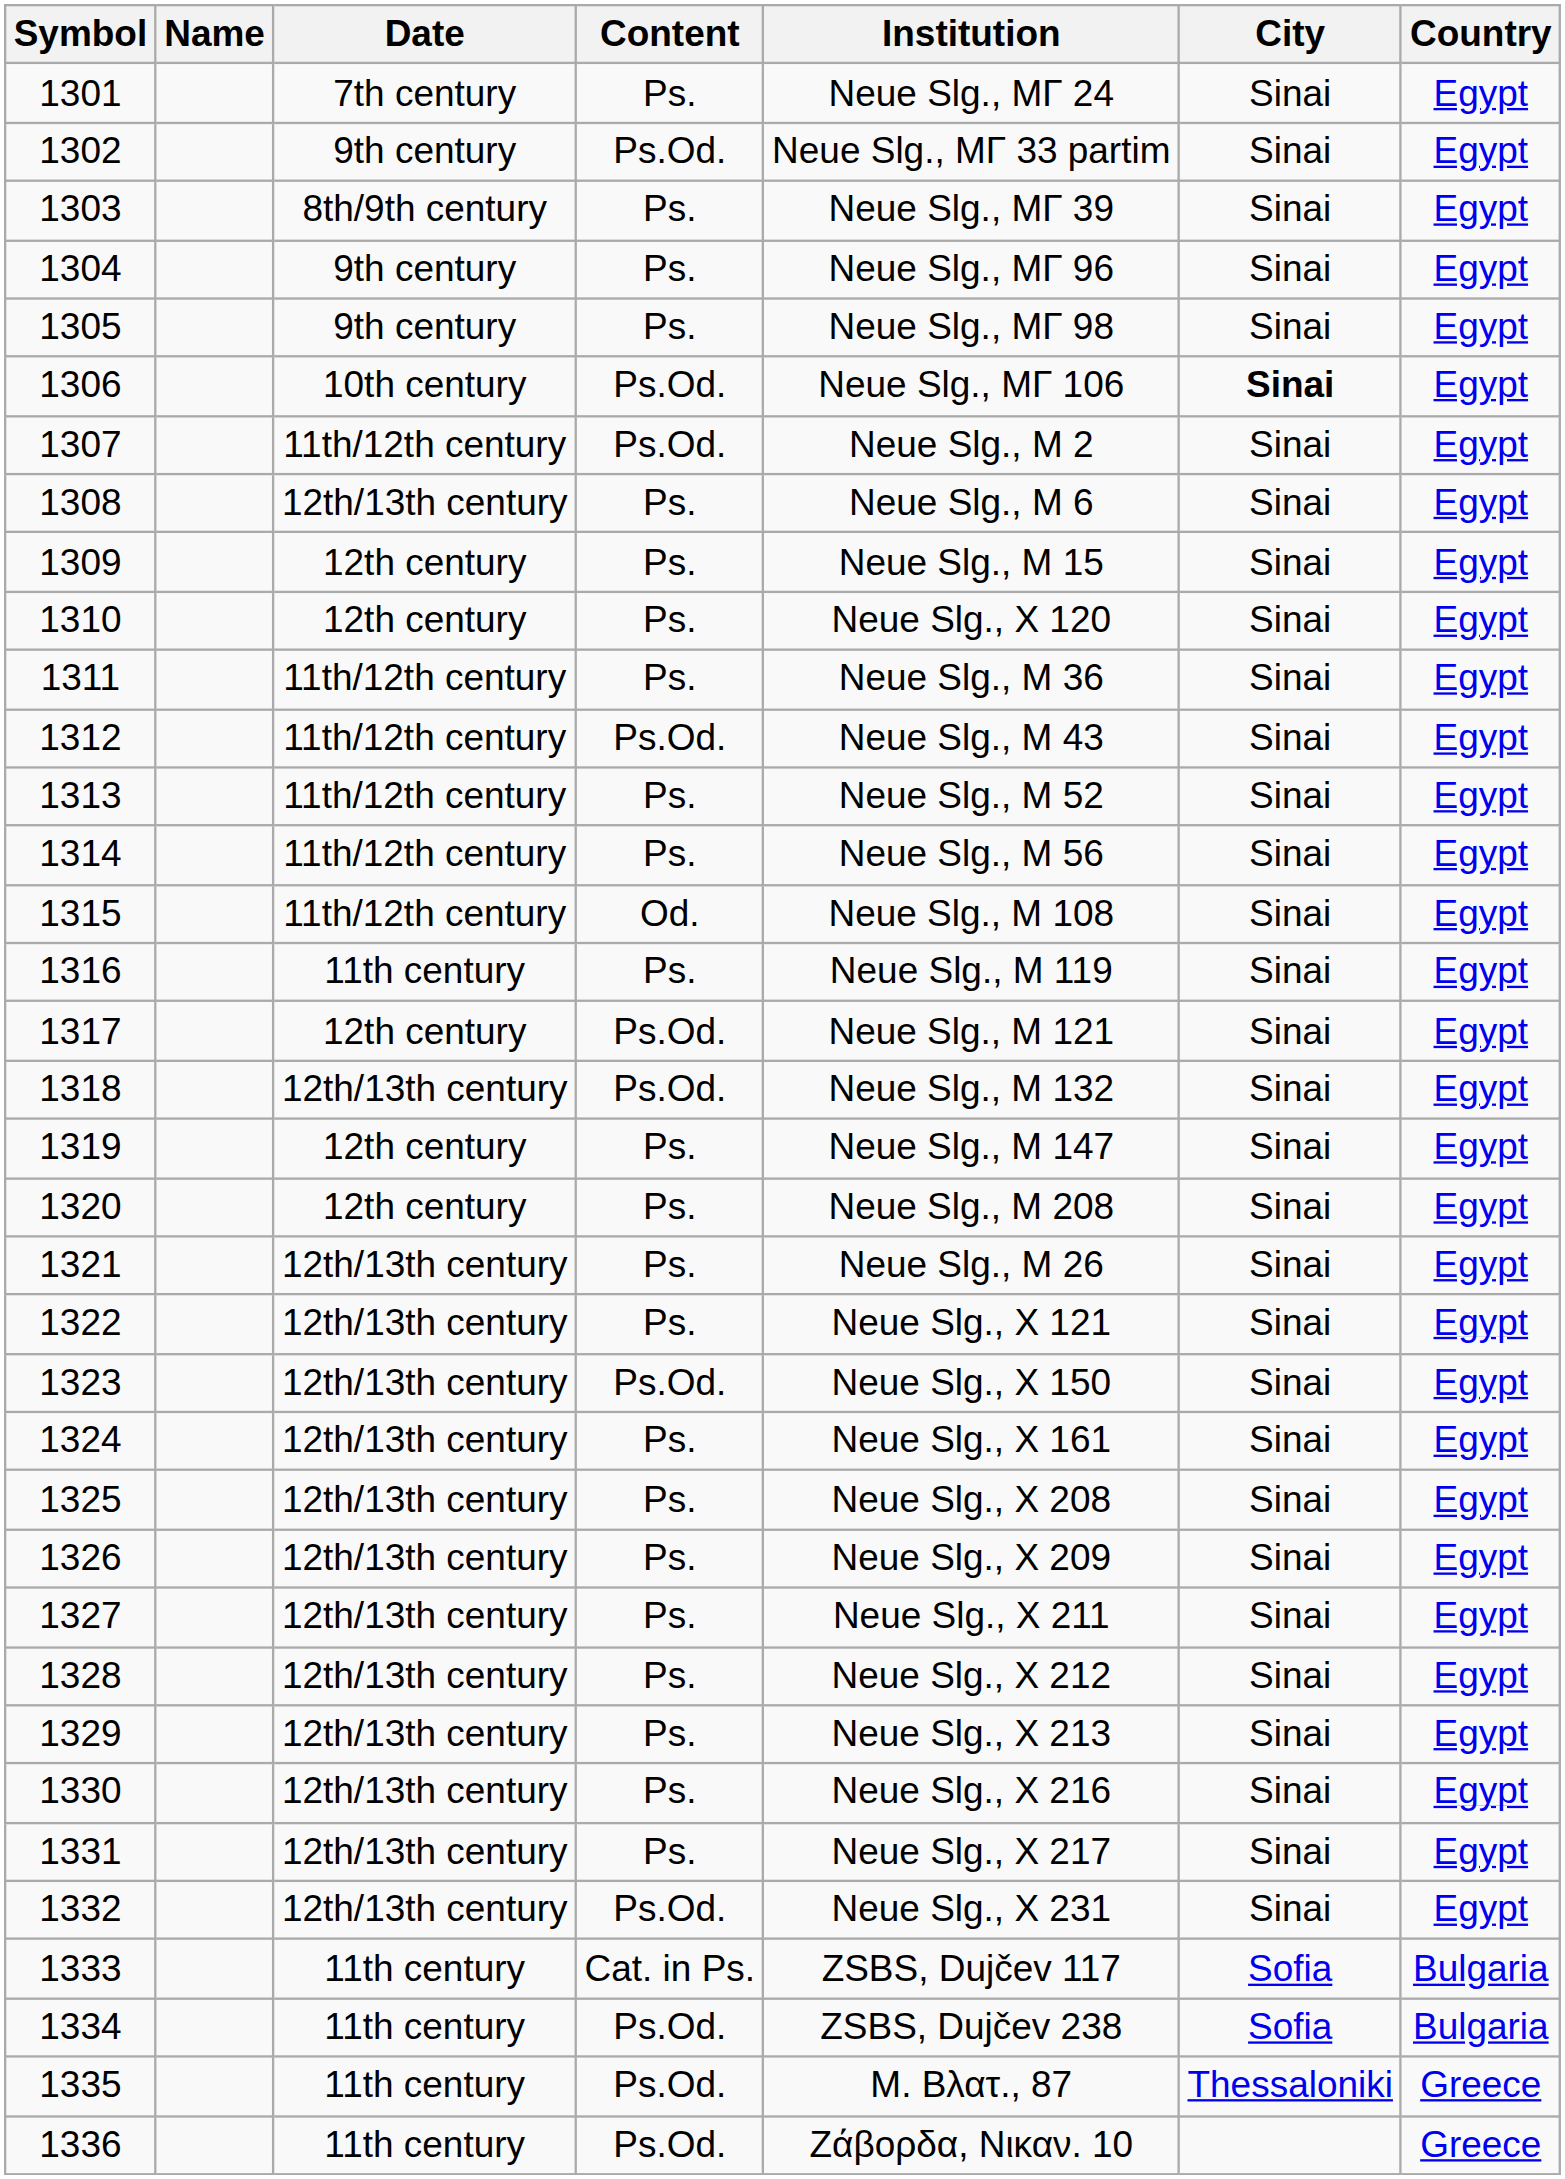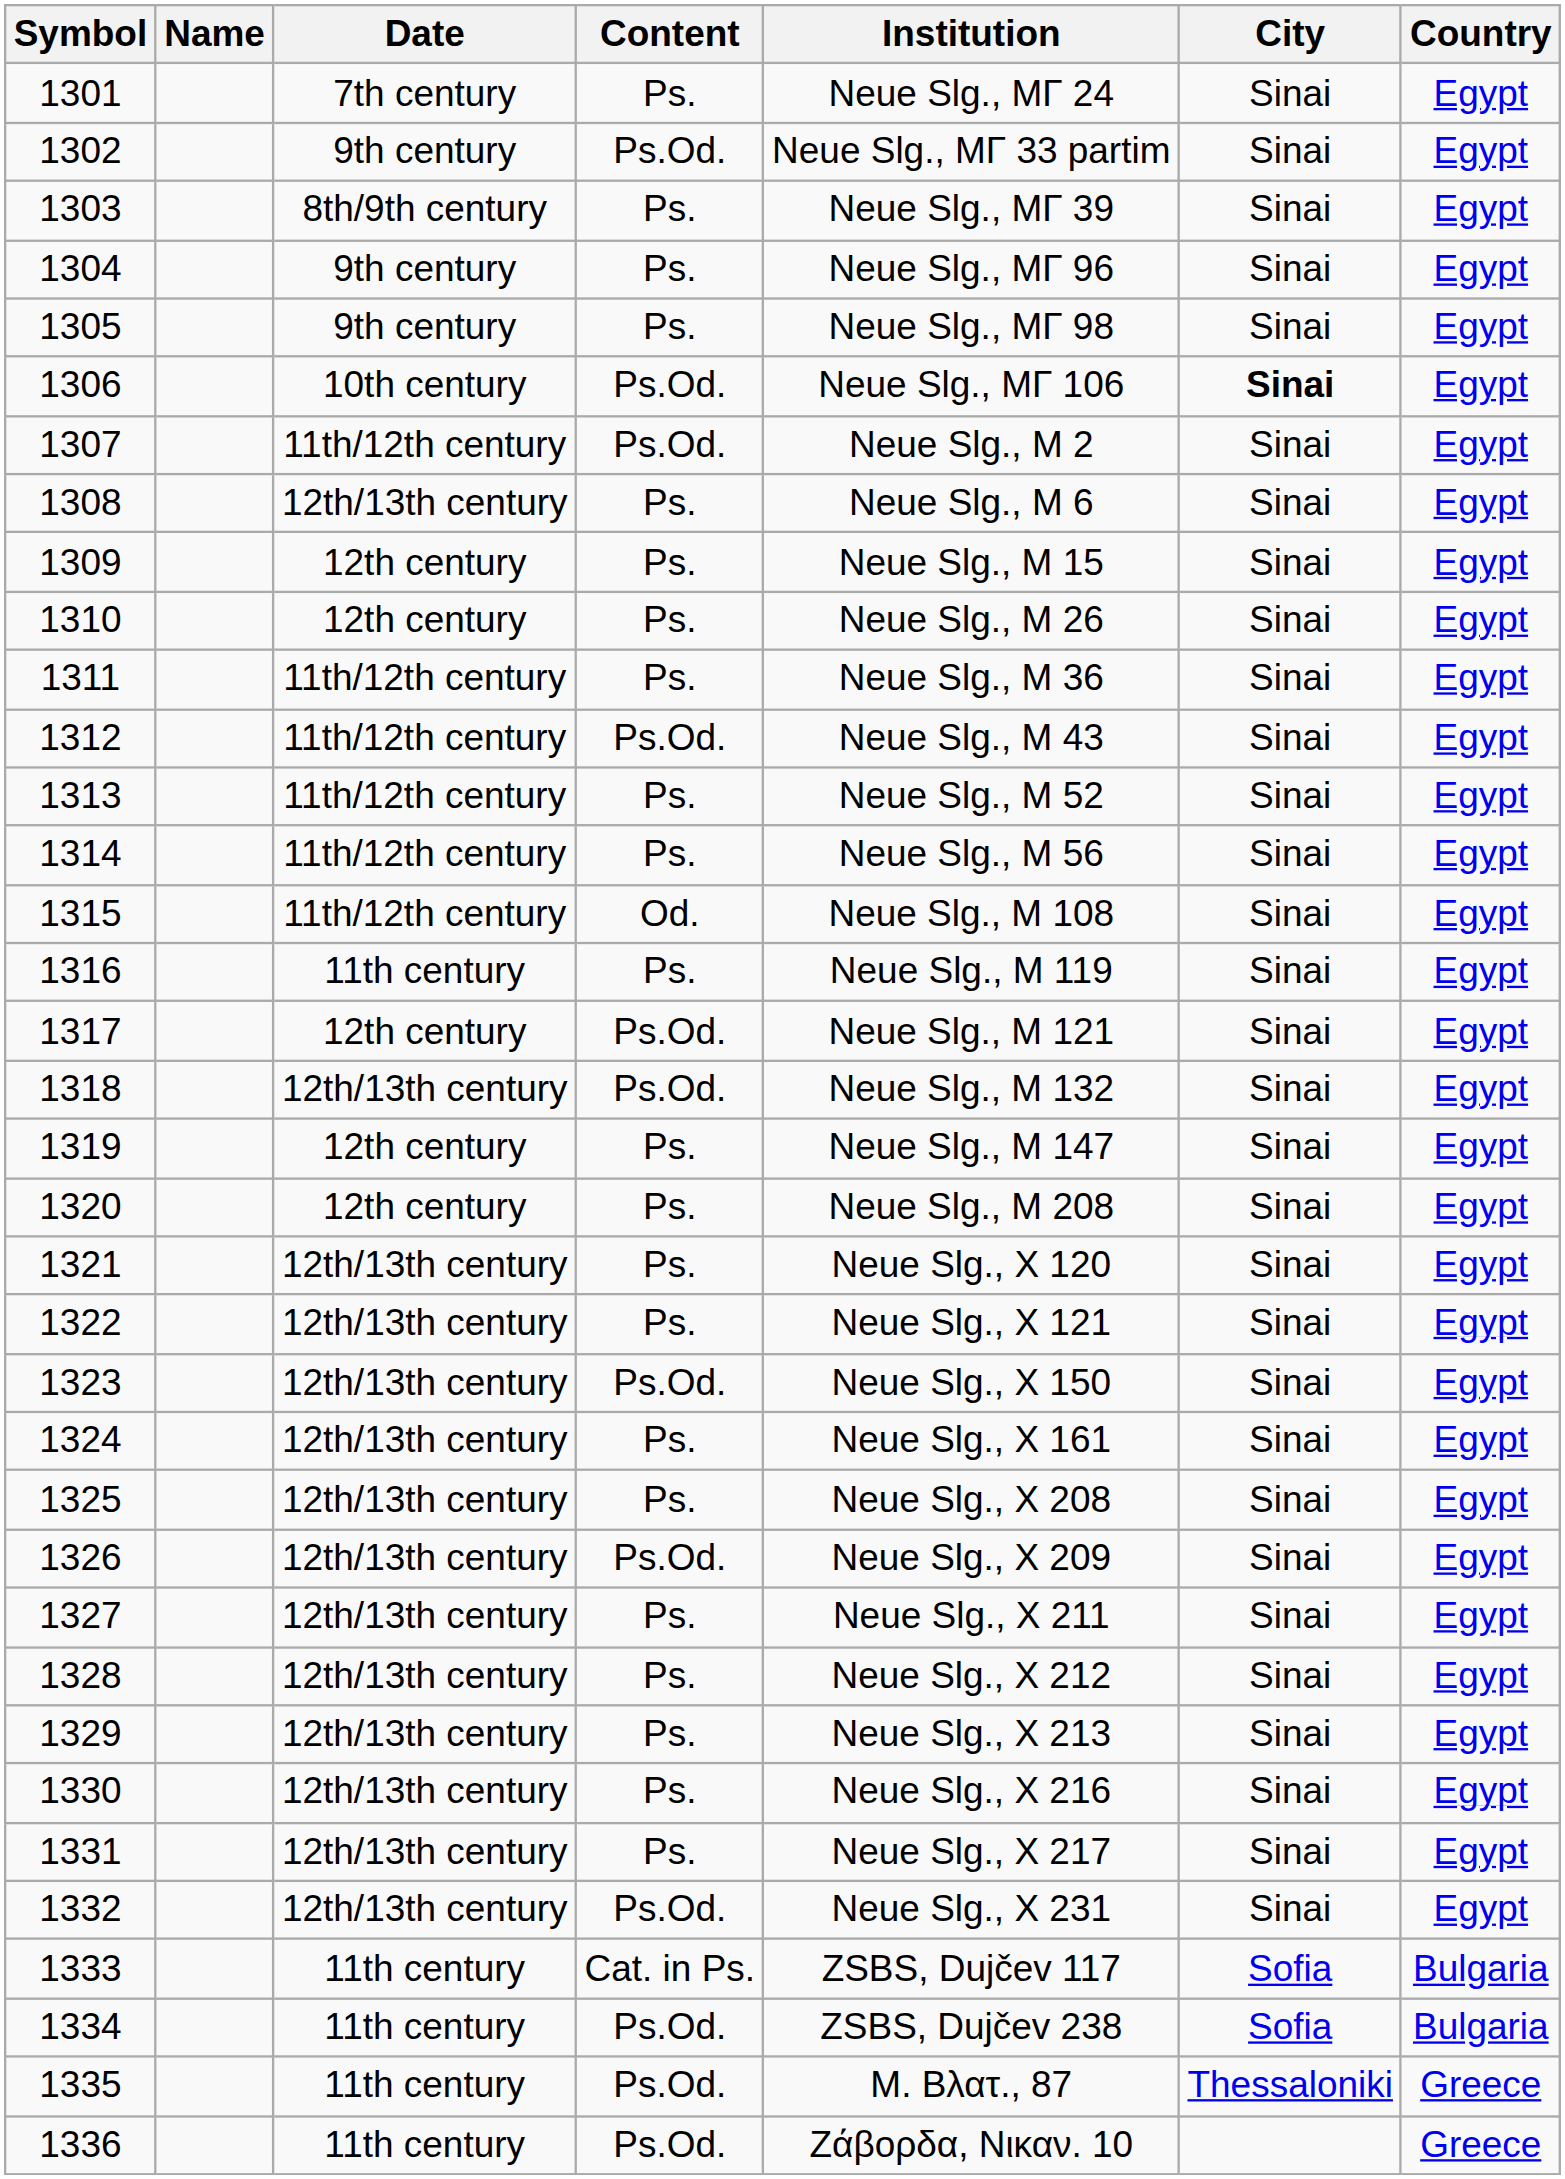(971, 619) Neue Slg., X 120 -> (971, 619) Neue Slg., Μ 26
(971, 1264) Neue Slg., Μ 26 -> (971, 1264) Neue Slg., X 120
(670, 1557) Ps. -> (670, 1557) Ps.Od.
